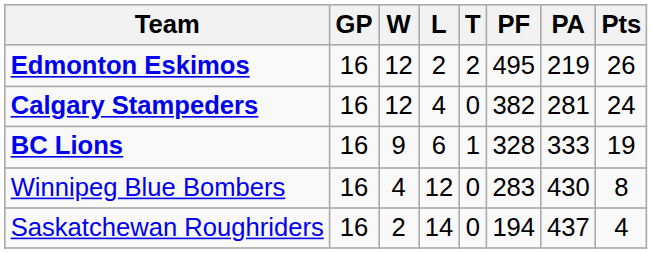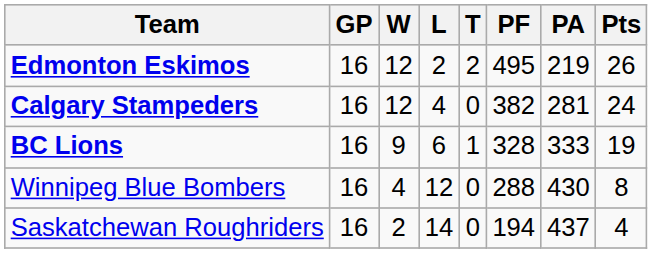(514, 187) 283 -> (514, 187) 288
